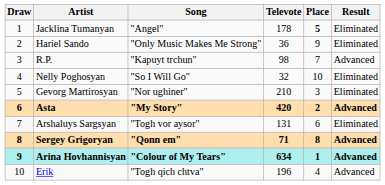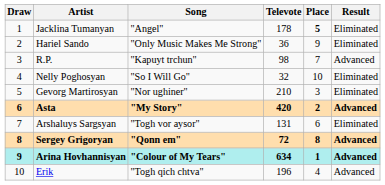(284, 140) 71 -> (284, 140) 72
